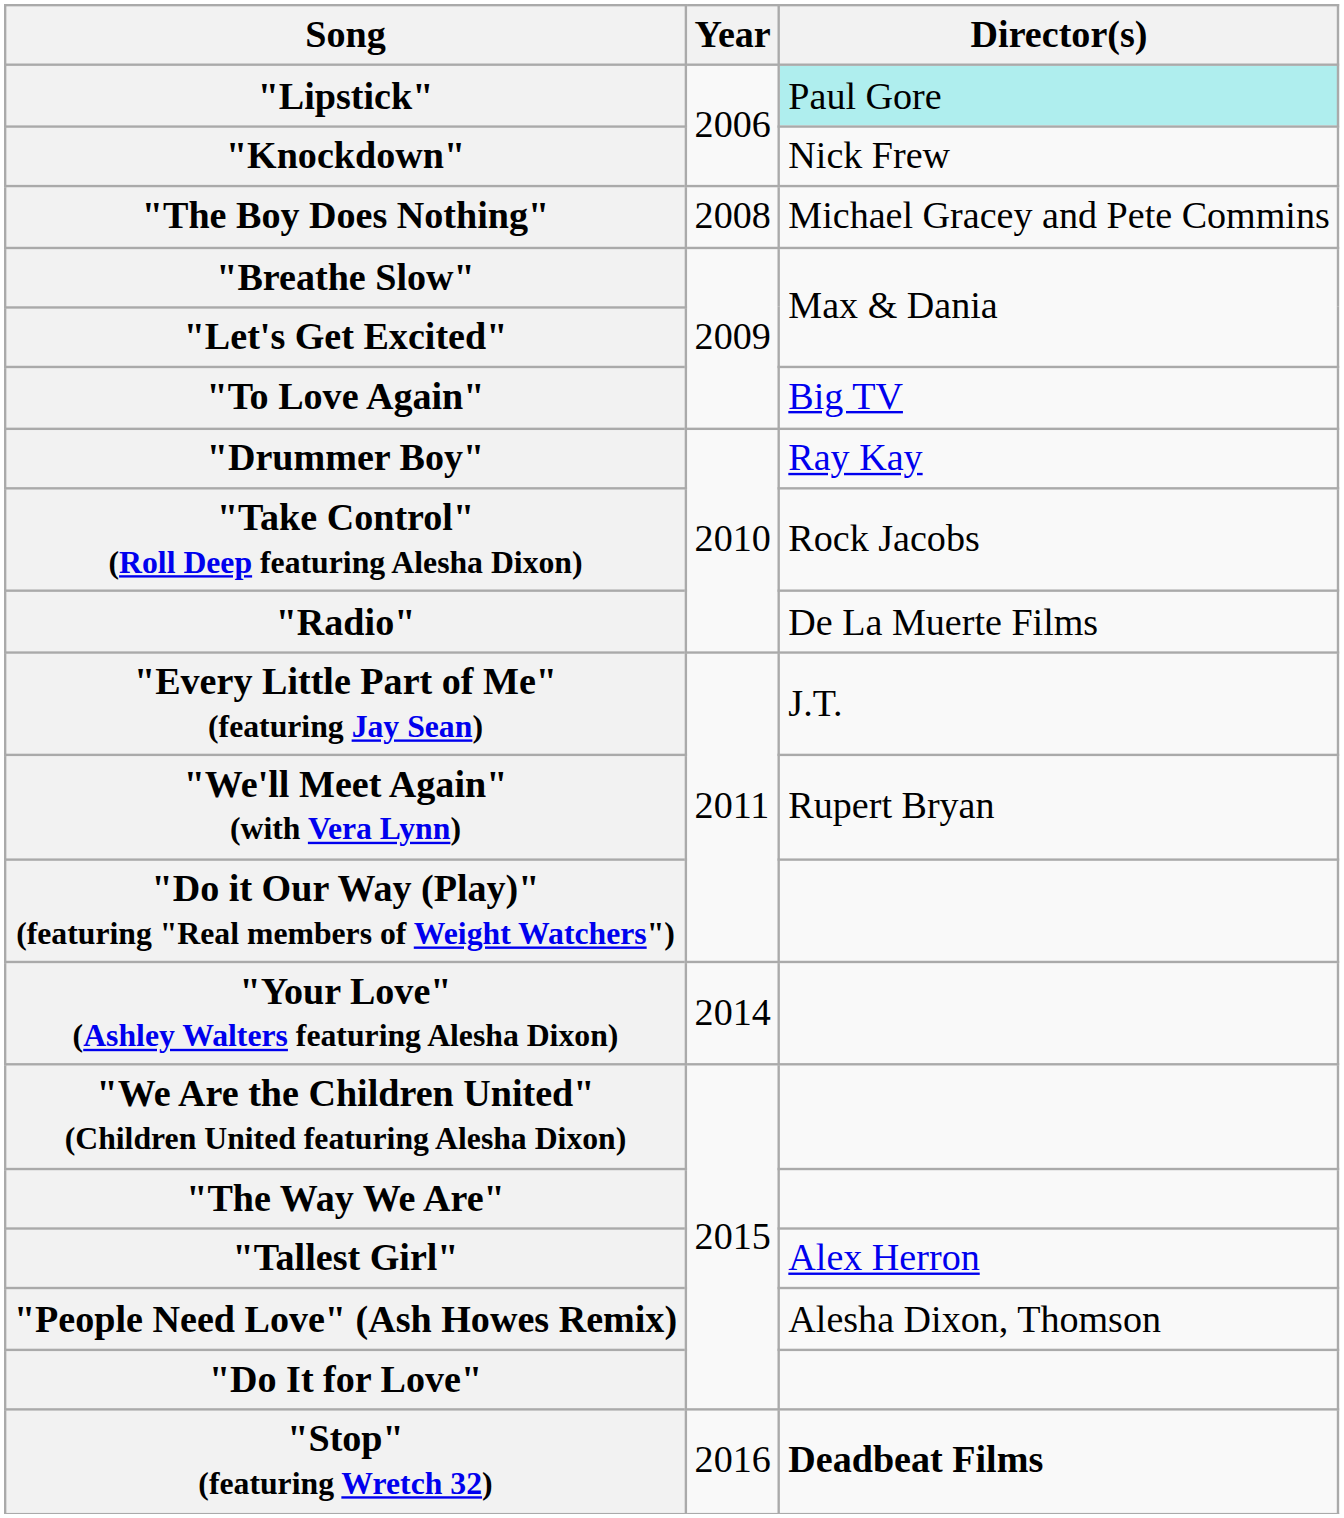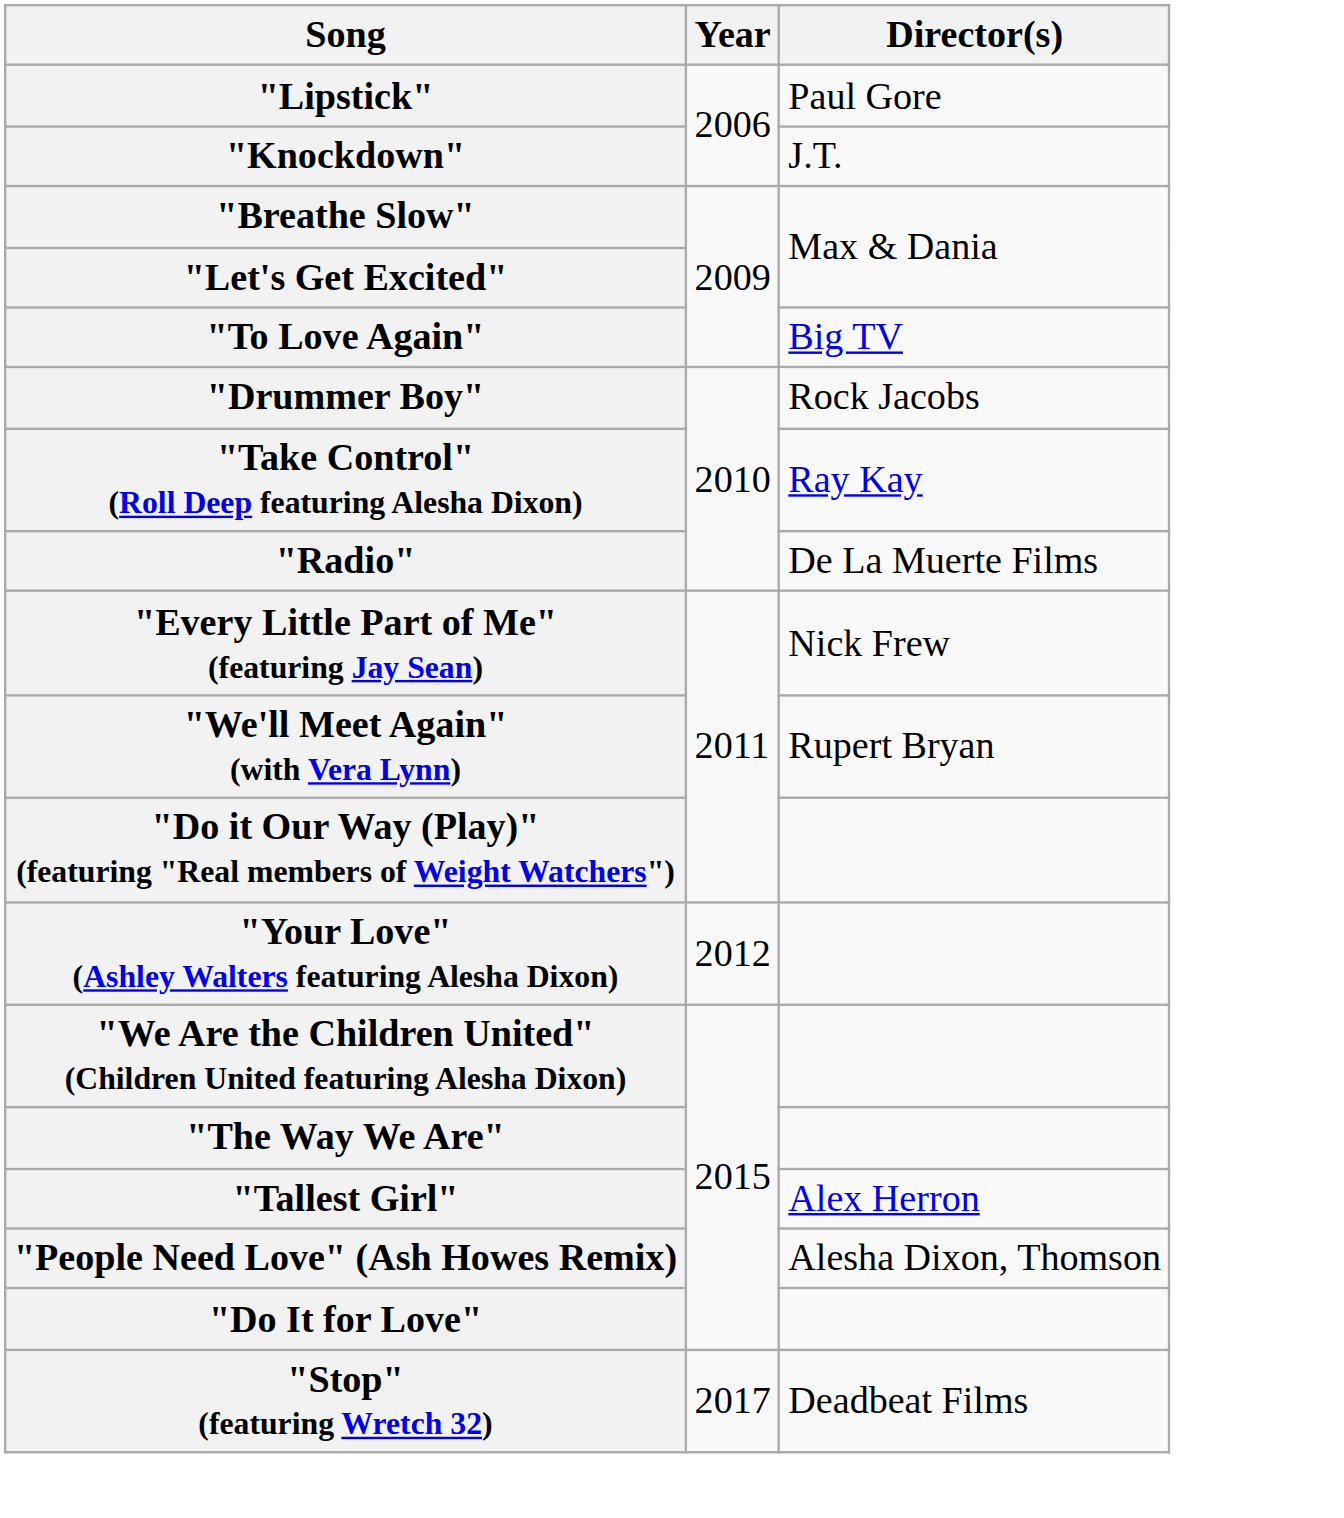(865, 95) paleturquoise background -> (865, 95) no background
(869, 155) Nick Frew -> (815, 155) J.T.
- row: (345, 215)
(855, 457) Ray Kay -> (884, 397) Rock Jacobs
(884, 539) Rock Jacobs -> (855, 478) Ray Kay
(815, 702) J.T. -> (869, 642) Nick Frew
(733, 1012) 2014 -> (733, 952) 2012
(733, 1460) 2016 -> (733, 1400) 2017
(916, 1460) bold -> (908, 1400) normal
